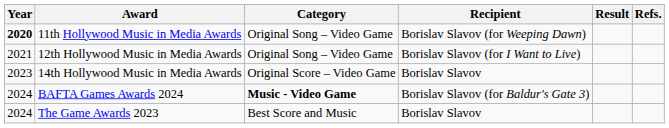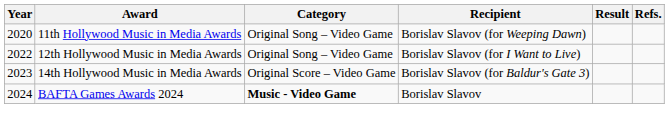(20, 34) bold -> (20, 34) normal
(20, 53) 2021 -> (20, 53) 2022
(441, 73) Borislav Slavov -> (495, 73) Borislav Slavov (for Baldur's Gate 3)
(495, 93) Borislav Slavov (for Baldur's Gate 3) -> (441, 93) Borislav Slavov
- row: (98, 113)
